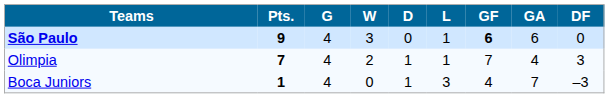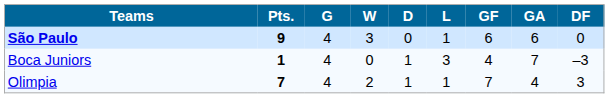(489, 38) bold -> (489, 38) normal
rows swapped: (32, 60) <-> (50, 81)
